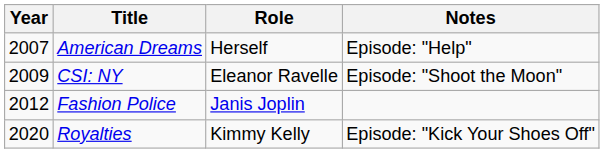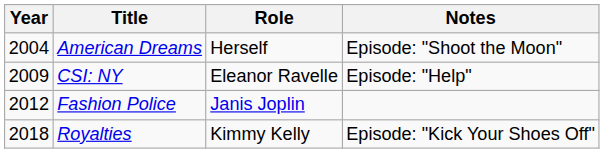(29, 47) 2007 -> (29, 47) 2004
(409, 47) Episode: "Help" -> (454, 47) Episode: "Shoot the Moon"
(454, 76) Episode: "Shoot the Moon" -> (409, 76) Episode: "Help"
(29, 133) 2020 -> (29, 133) 2018
